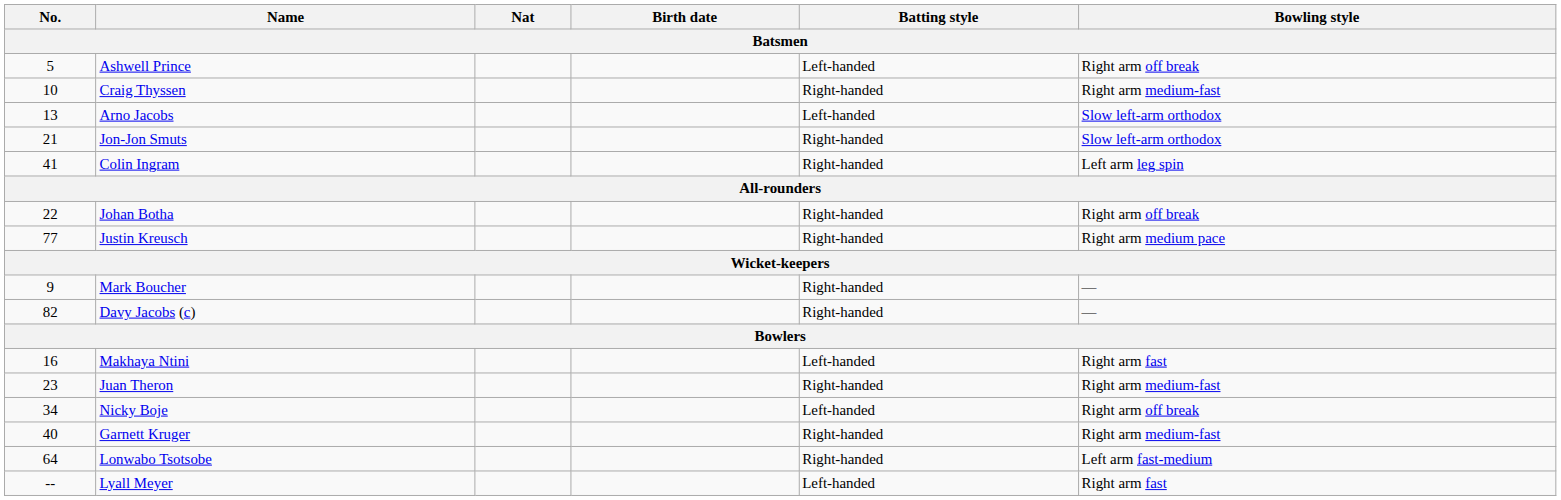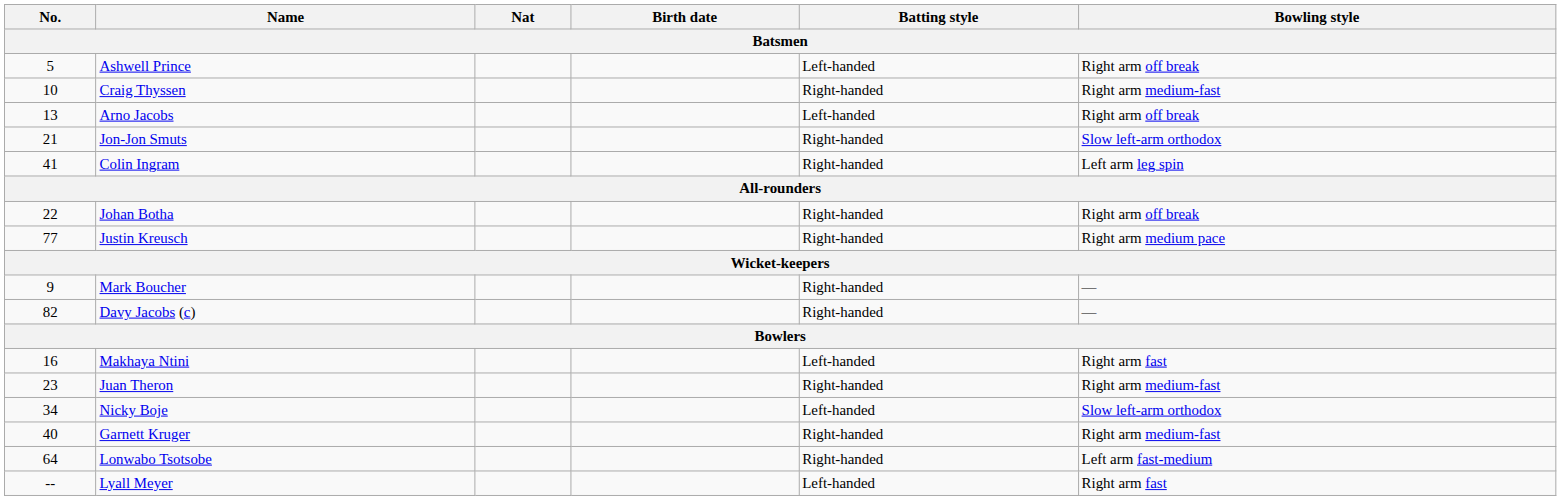(1151, 115) Slow left-arm orthodox -> (1140, 115) Right arm off break
(1140, 409) Right arm off break -> (1151, 409) Slow left-arm orthodox
